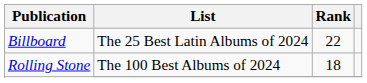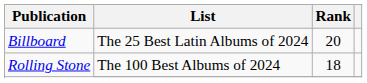(333, 40) 22 -> (333, 40) 20
